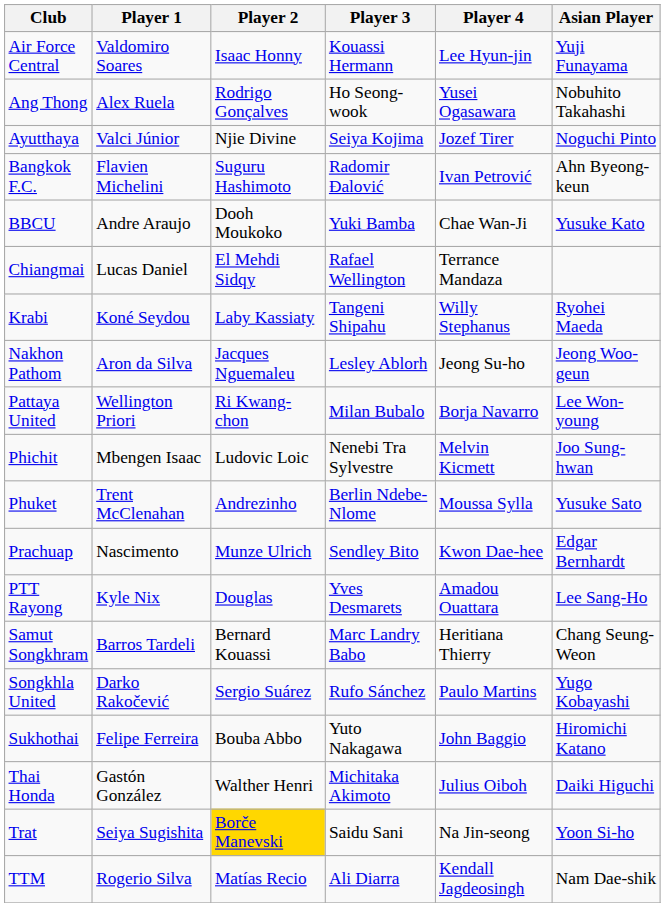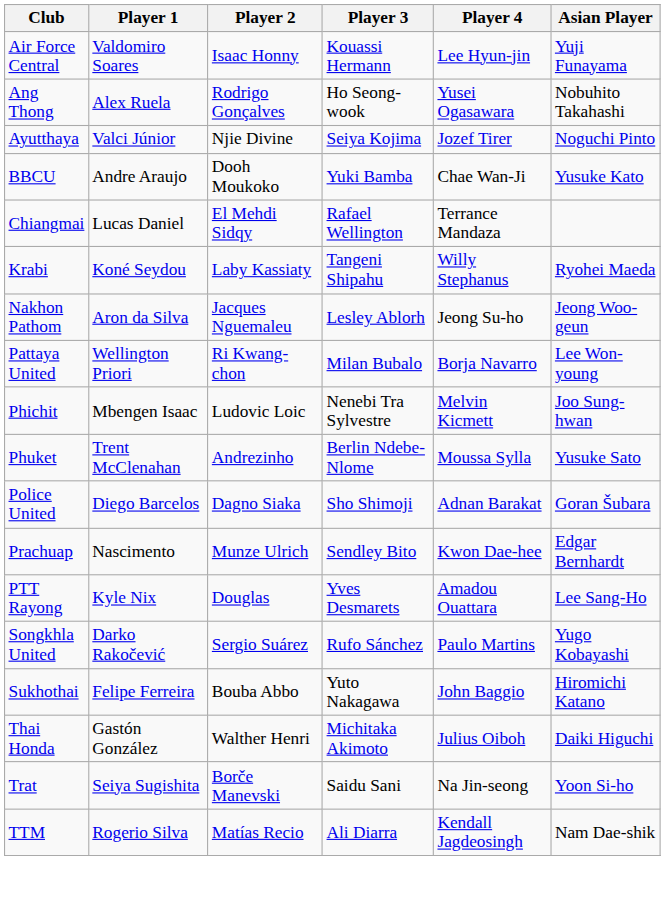- row: (40, 176)
+ row: (32, 504)
- row: (48, 644)
(249, 832) gold background -> (246, 785) no background
